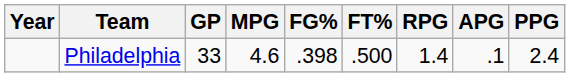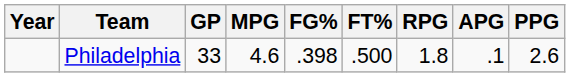(434, 55) 1.4 -> (434, 55) 1.8
(544, 55) 2.4 -> (544, 55) 2.6
